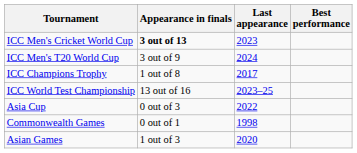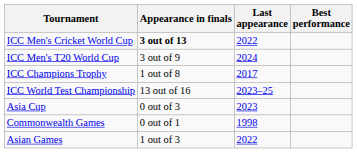(247, 40) 2023 -> (247, 40) 2022
(247, 106) 2022 -> (247, 106) 2023
(247, 139) 2020 -> (247, 139) 2022
